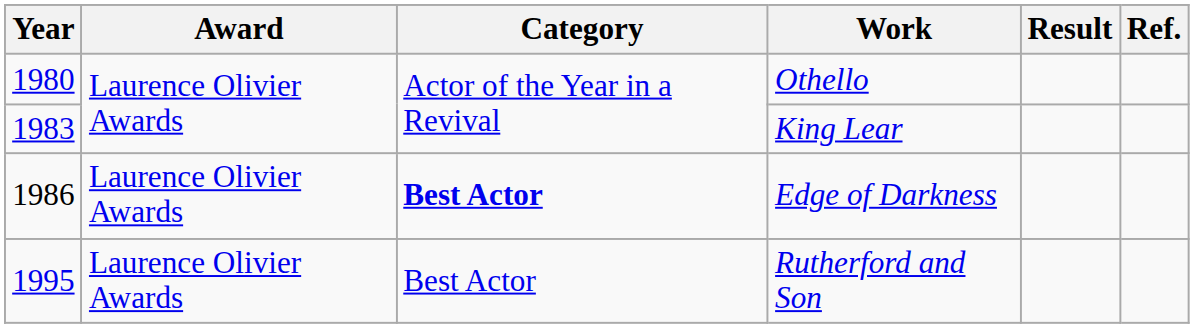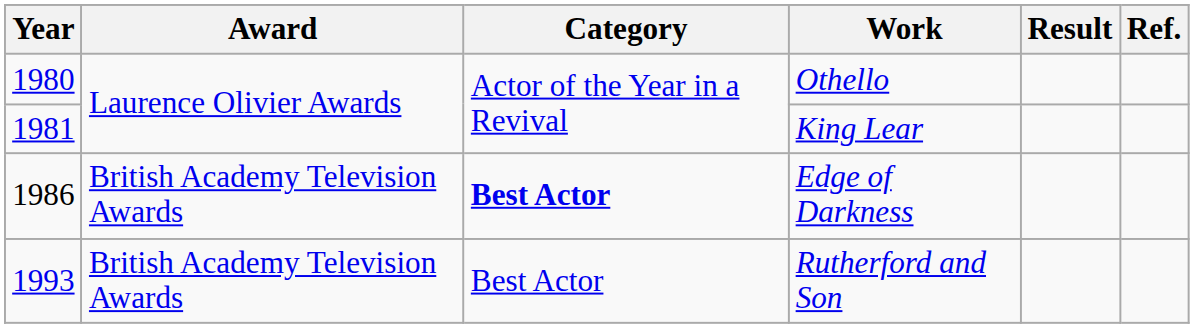(43, 128) 1983 -> (43, 128) 1981
(195, 195) Laurence Olivier Awards -> (263, 195) British Academy Television Awards
(43, 279) 1995 -> (43, 279) 1993
(195, 279) Laurence Olivier Awards -> (263, 279) British Academy Television Awards
